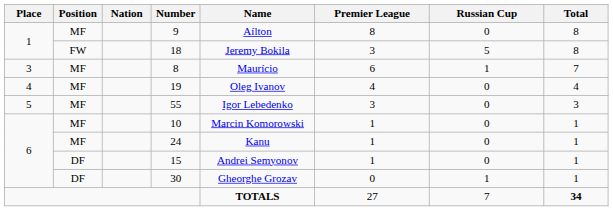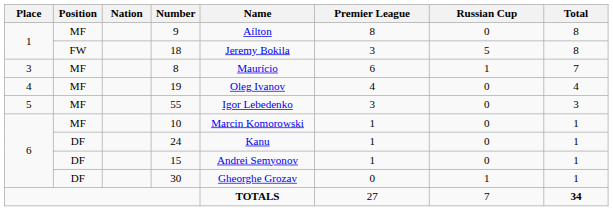(78, 141) MF -> (78, 141) DF
